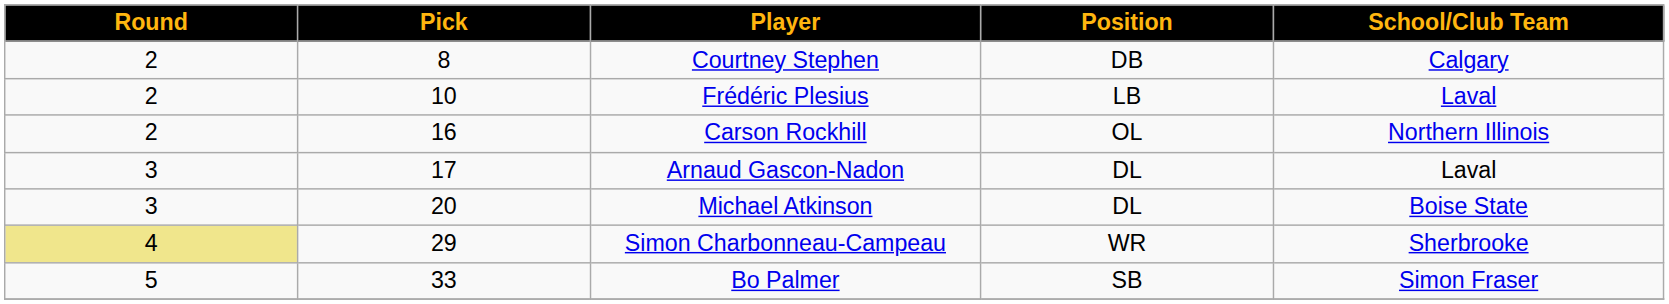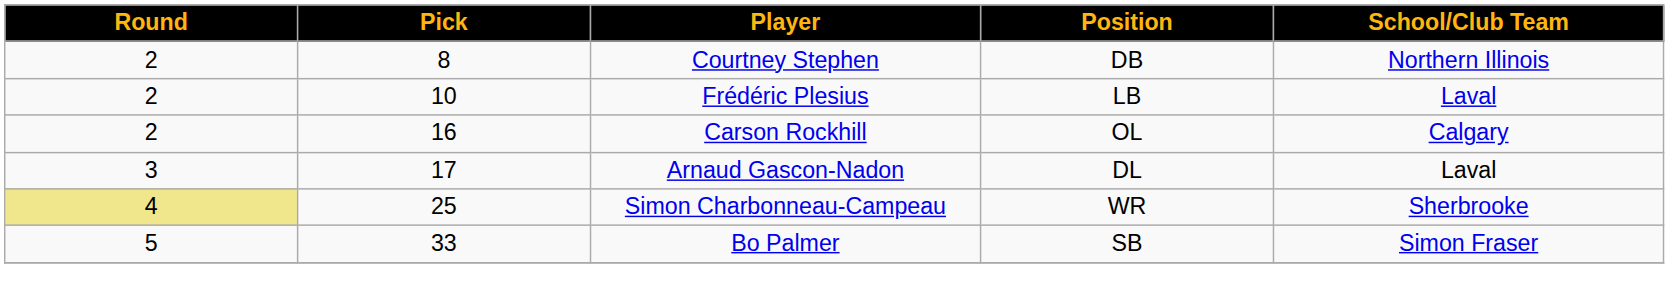(1469, 59) Calgary -> (1469, 59) Northern Illinois
(1469, 133) Northern Illinois -> (1469, 133) Calgary
- row: (785, 206)
(444, 243) 29 -> (444, 206) 25
